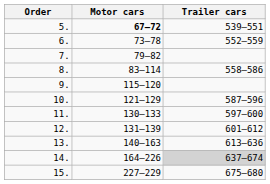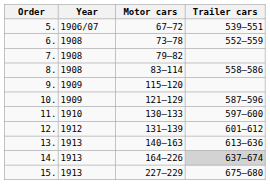+ column: (87, 12)
(147, 26) bold -> (169, 26) normal
